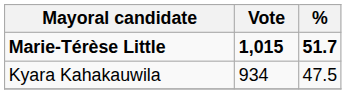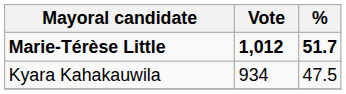(261, 46) 1,015 -> (261, 46) 1,012
